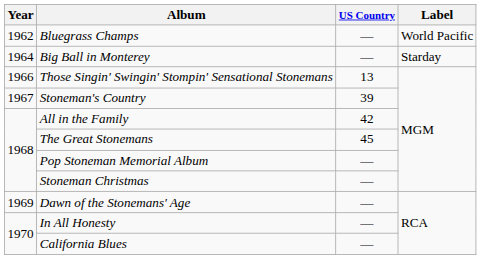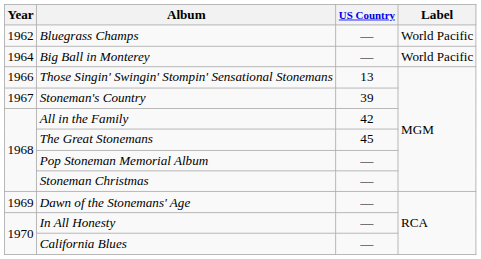(421, 56) Starday -> (437, 56) World Pacific
